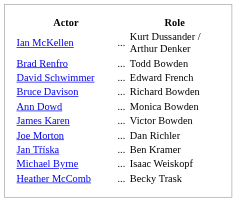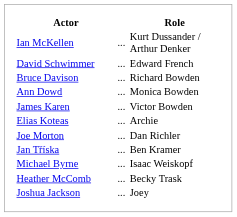- row: (42, 63)
+ row: (43, 121)
+ row: (48, 193)
